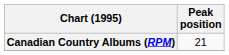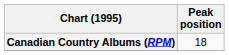(201, 42) 21 -> (201, 42) 18
